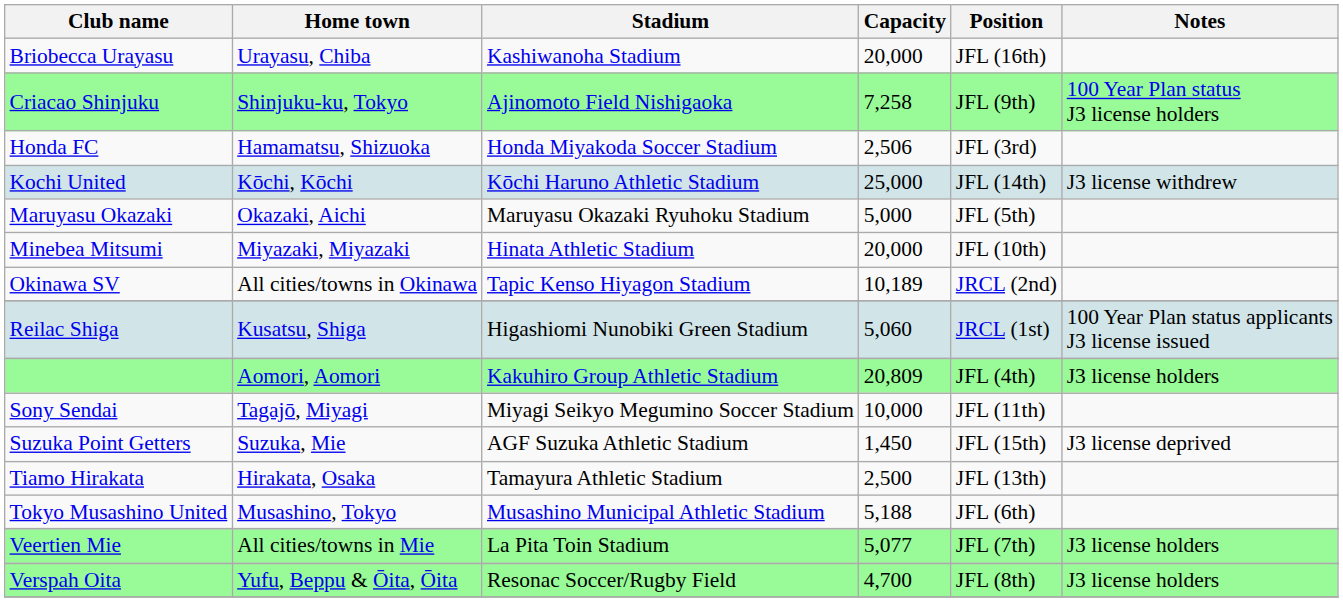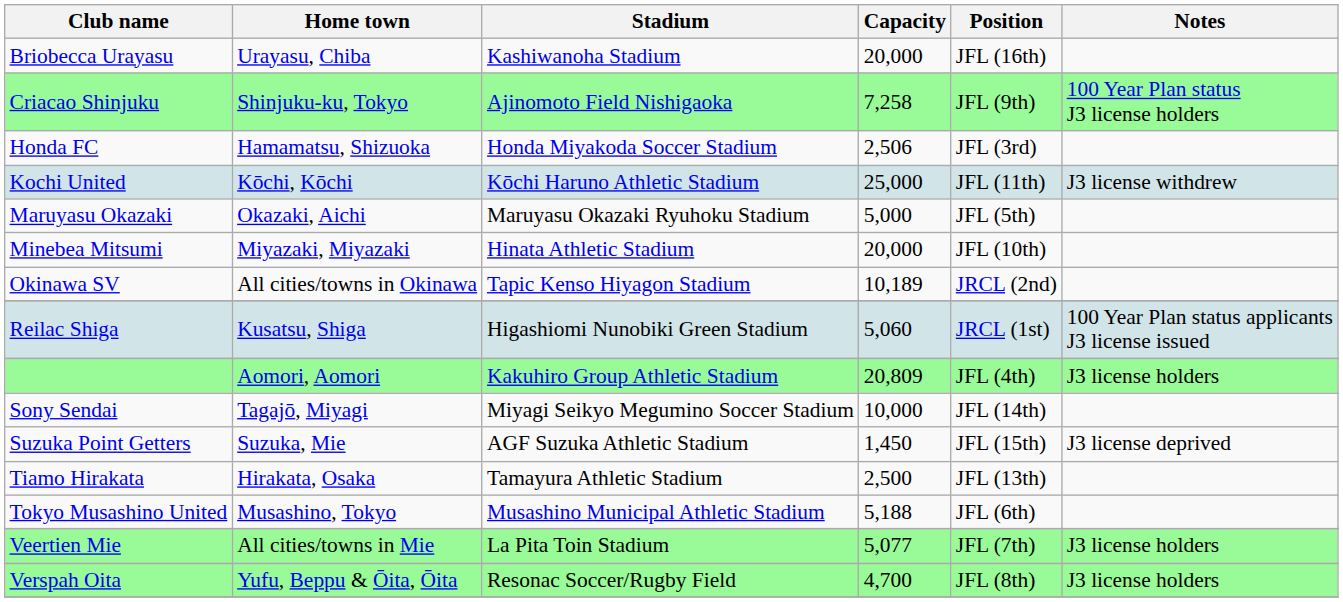(1001, 181) JFL (14th) -> (1001, 181) JFL (11th)
(1001, 409) JFL (11th) -> (1001, 409) JFL (14th)
